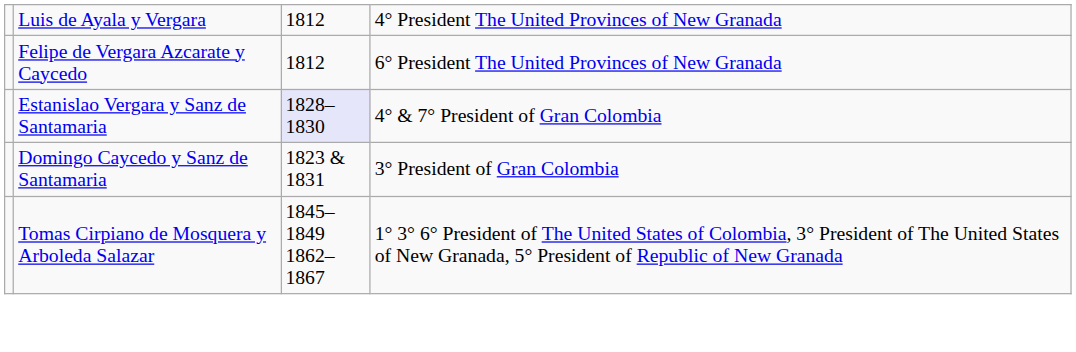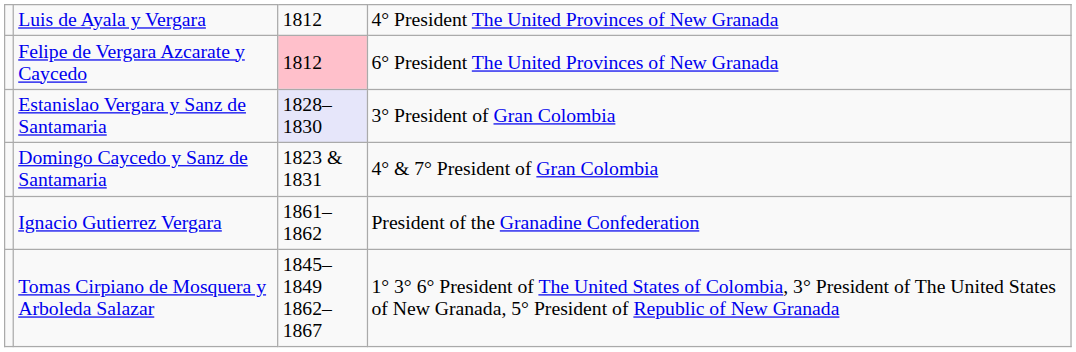(305, 62) no background -> (302, 62) pink background
(518, 115) 4° & 7° President of Gran Colombia -> (493, 115) 3° President of Gran Colombia
(497, 169) 3° President of Gran Colombia -> (515, 169) 4° & 7° President of Gran Colombia
+ row: (120, 222)
